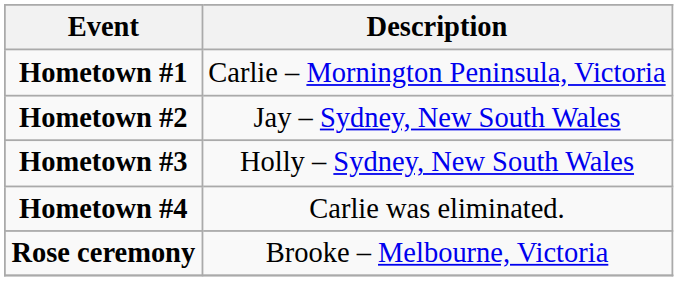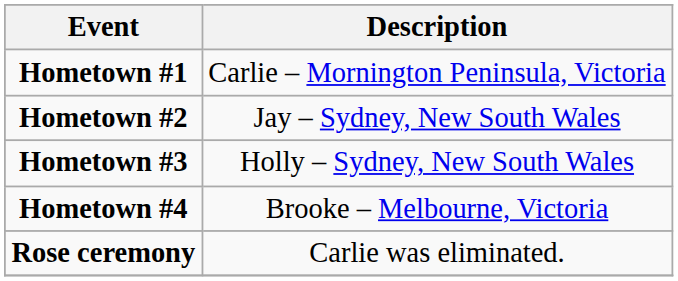(437, 207) Carlie was eliminated. -> (437, 207) Brooke – Melbourne, Victoria
(437, 252) Brooke – Melbourne, Victoria -> (437, 252) Carlie was eliminated.
